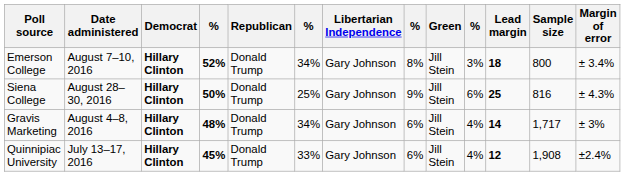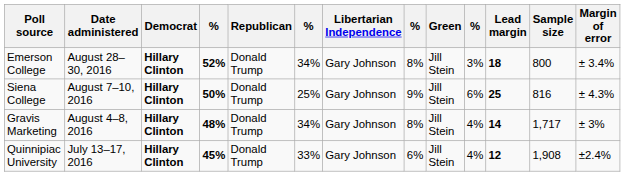(101, 63) August 7–10, 2016 -> (96, 63) August 28–30, 2016
(96, 94) August 28–30, 2016 -> (101, 94) August 7–10, 2016
(415, 125) 6% -> (415, 125) 8%
